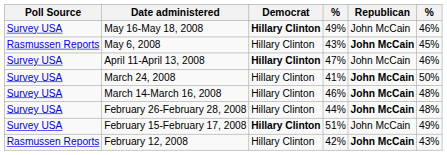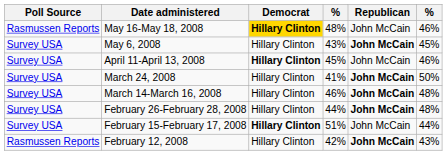(35, 28) Survey USA -> (53, 28) Rasmussen Reports
(286, 28) no background -> (286, 28) gold background
(336, 28) 49% -> (336, 28) 48%
(53, 45) Rasmussen Reports -> (35, 45) Survey USA
(336, 61) 47% -> (336, 61) 45%
(429, 126) 49% -> (429, 126) 44%
